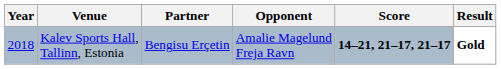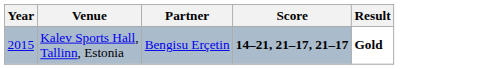- column: (284, 15)
(21, 45) 2018 -> (21, 45) 2015
